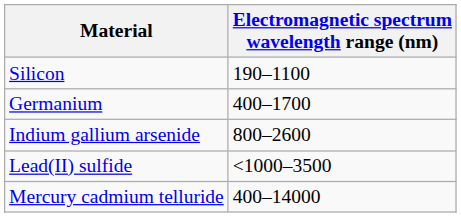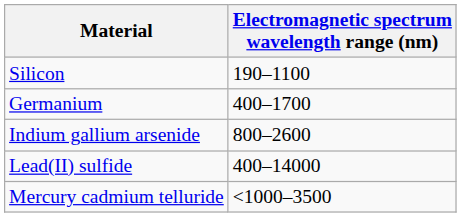(282, 165) <1000–3500 -> (277, 165) 400–14000
(277, 196) 400–14000 -> (282, 196) <1000–3500
